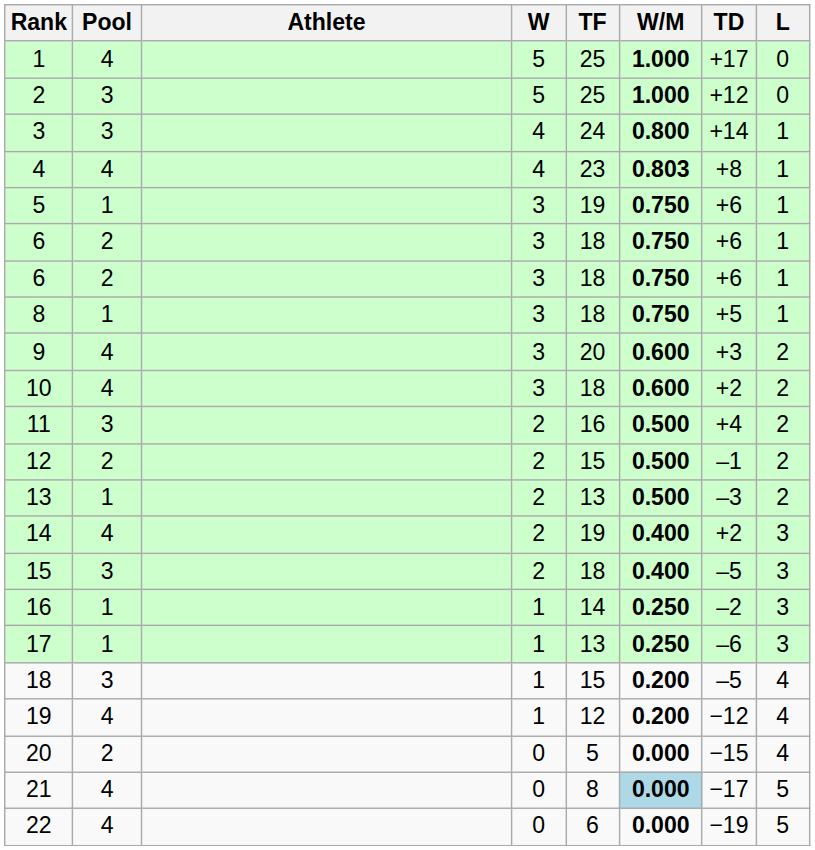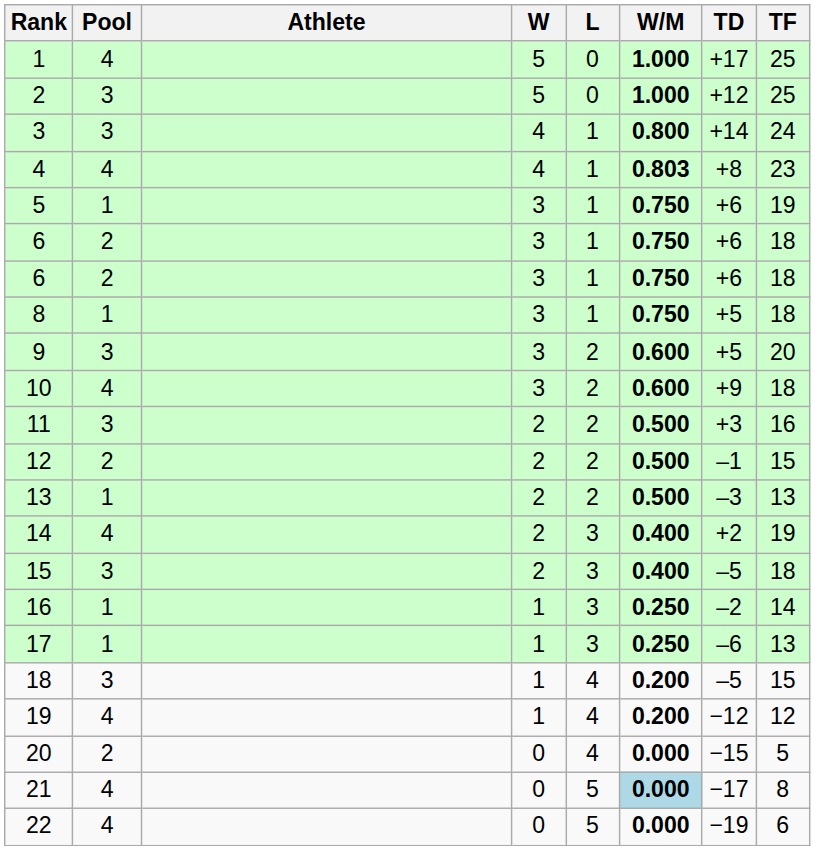columns swapped: (783, 22) <-> (592, 22)
(107, 351) 4 -> (107, 351) 3
(729, 351) +3 -> (729, 351) +5
(729, 388) +2 -> (729, 388) +9
(729, 424) +4 -> (729, 424) +3
